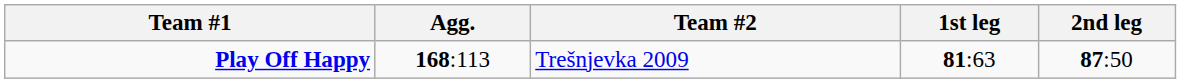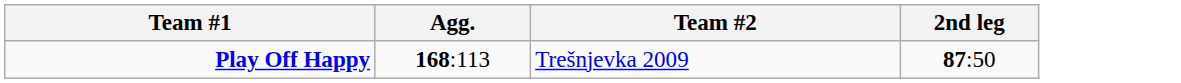- column: (969, 22)
